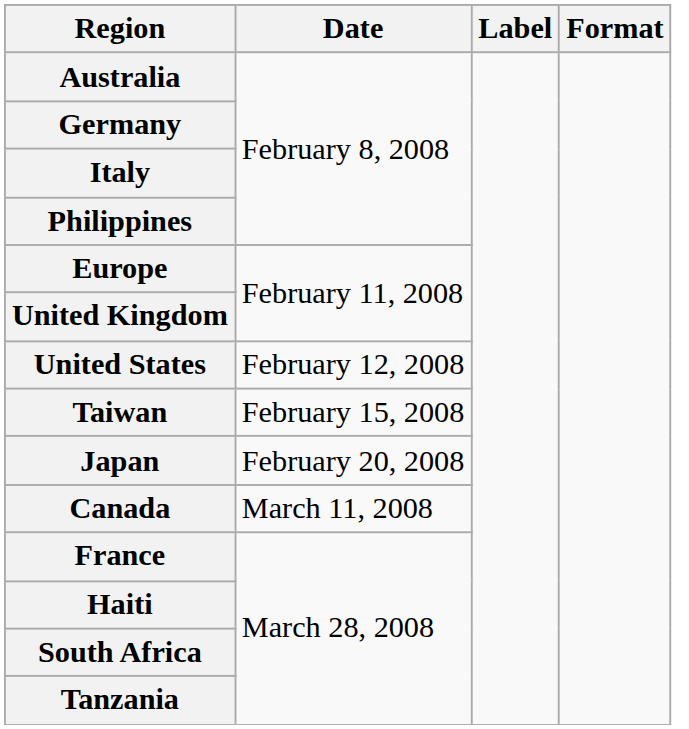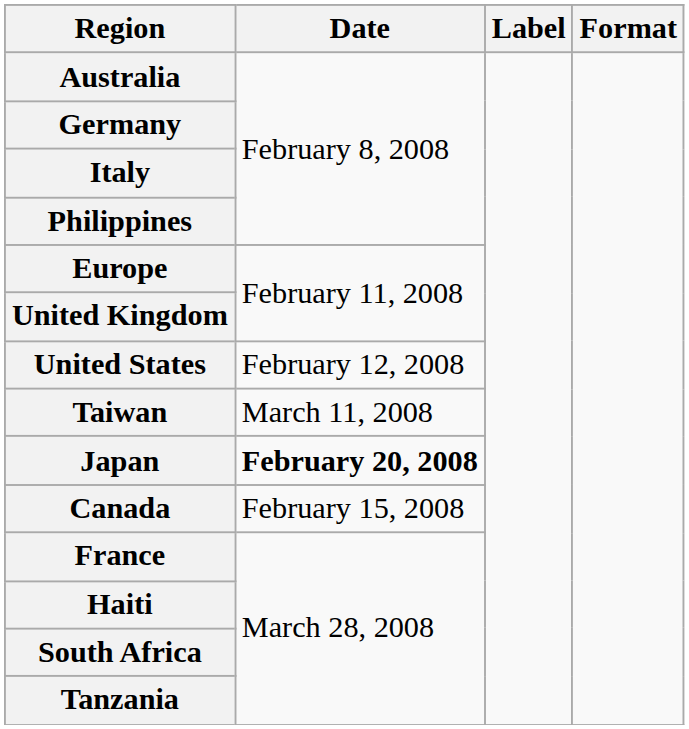(353, 412) February 15, 2008 -> (337, 412) March 11, 2008
(353, 460) normal -> (360, 460) bold
(337, 508) March 11, 2008 -> (353, 508) February 15, 2008
